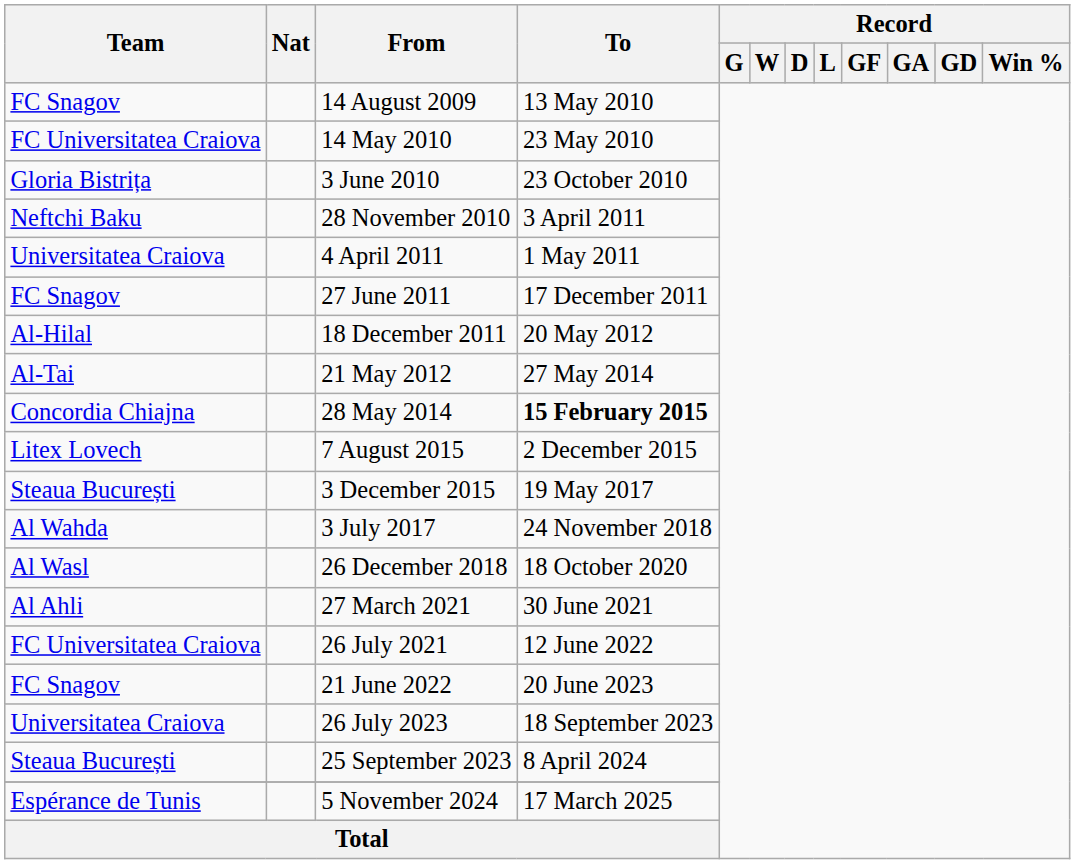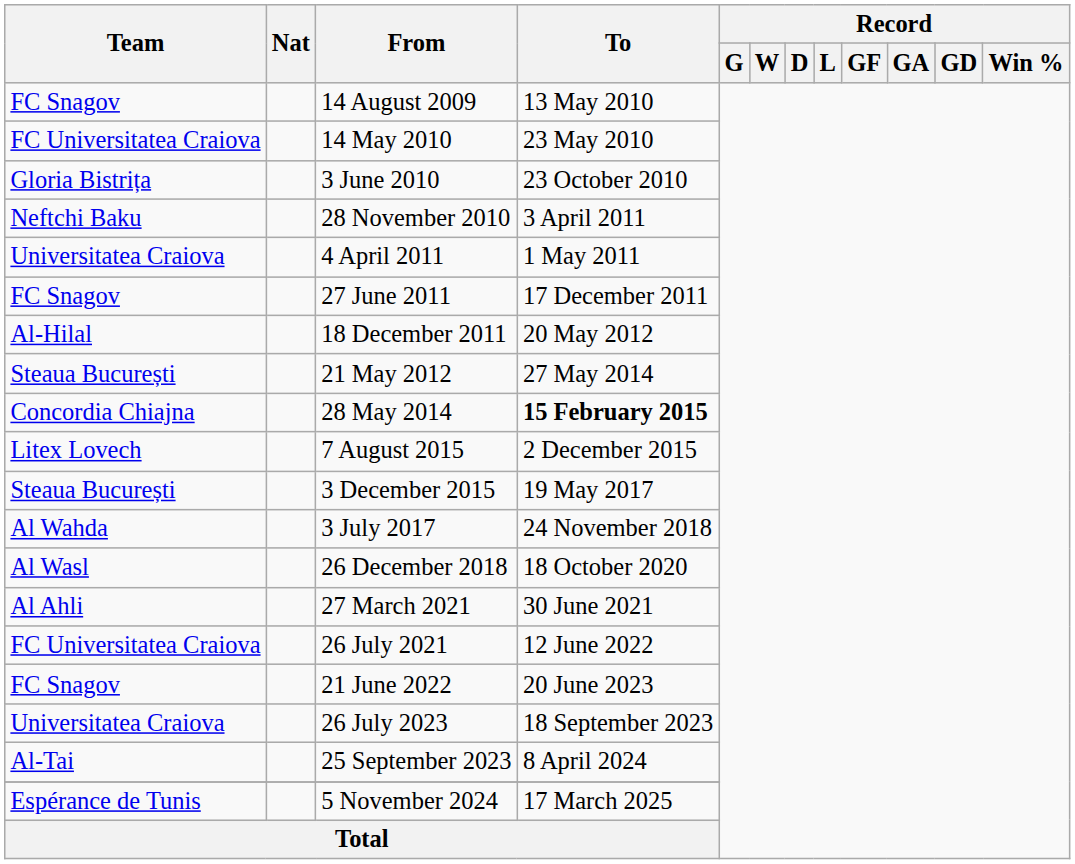(42, 373) Al-Tai -> (93, 373) Steaua București
(93, 761) Steaua București -> (42, 761) Al-Tai
